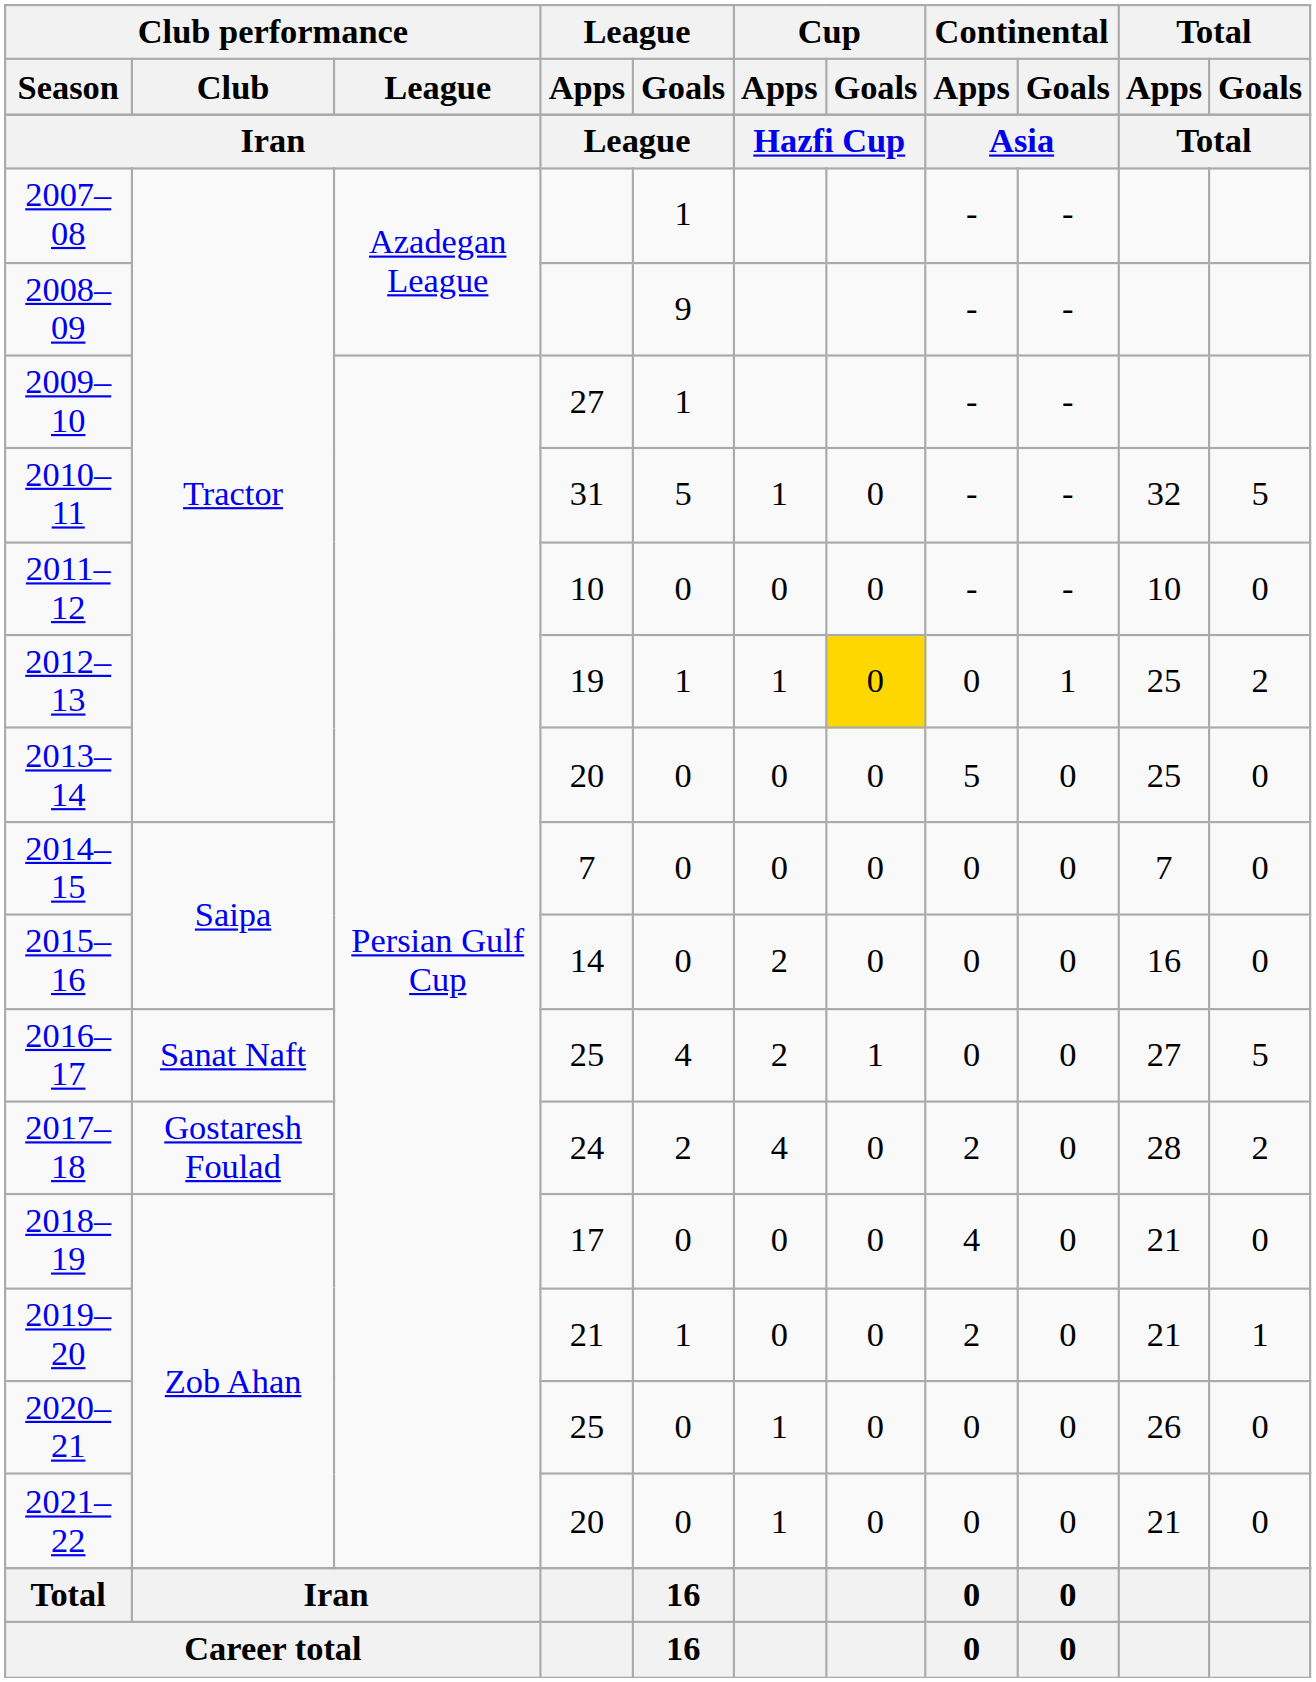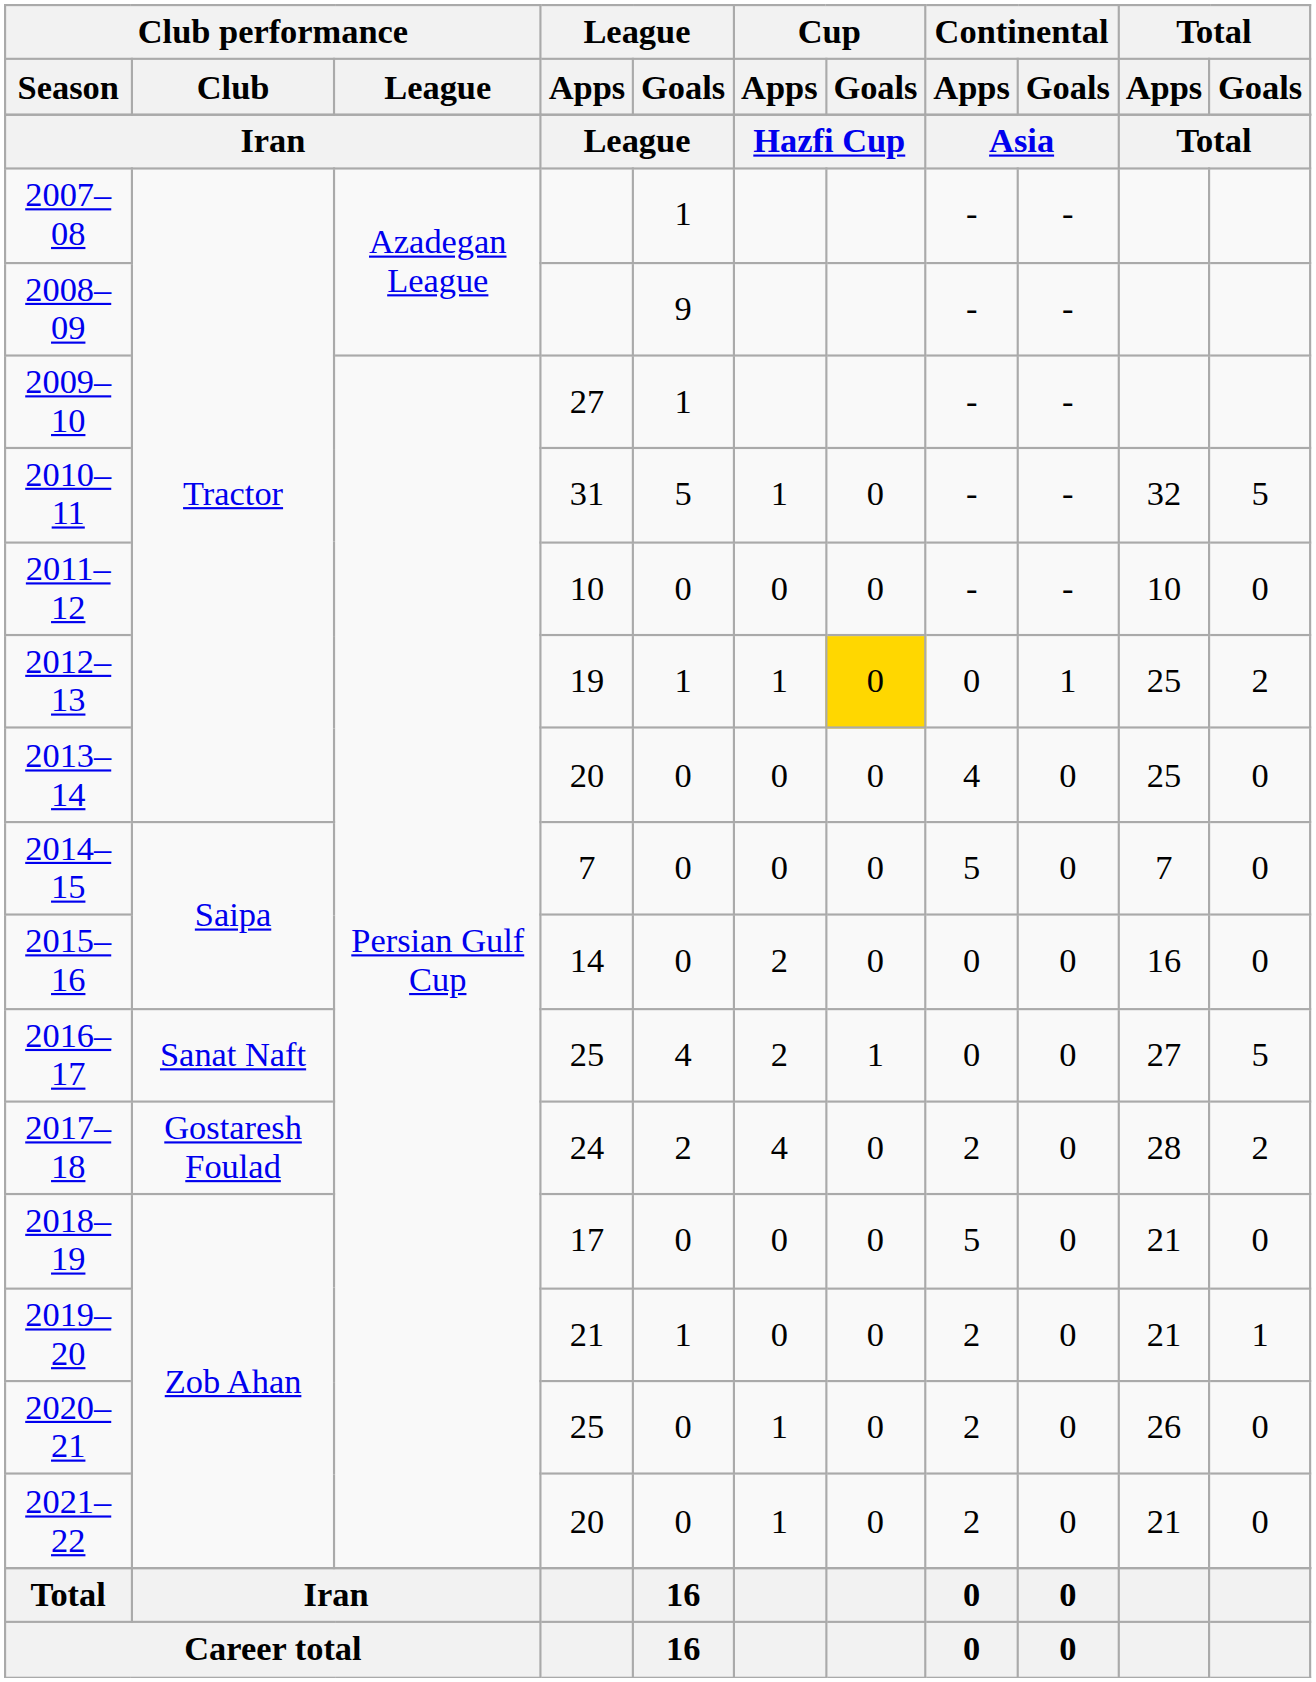(972, 774) 5 -> (972, 774) 4
(972, 867) 0 -> (972, 867) 5
(972, 1240) 4 -> (972, 1240) 5
(972, 1427) 0 -> (972, 1427) 2
(972, 1520) 0 -> (972, 1520) 2
